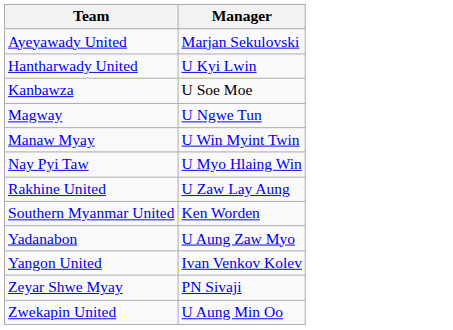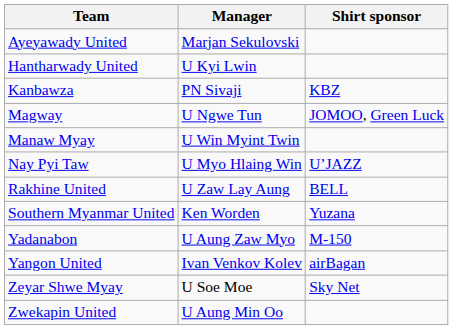+ column: (377, 16)
(217, 90) U Soe Moe -> (212, 90) PN Sivaji
(212, 287) PN Sivaji -> (217, 287) U Soe Moe
